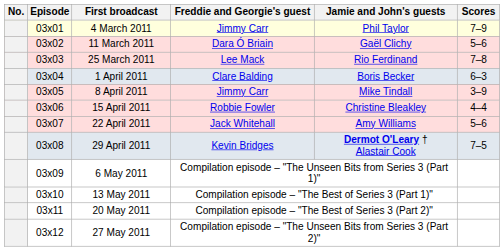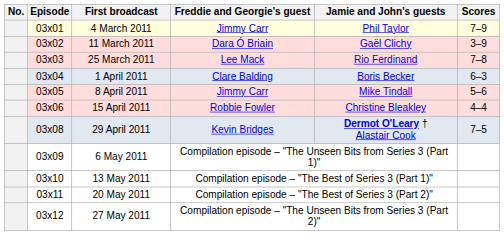(479, 44) 5–6 -> (479, 44) 3–9
(479, 92) 3–9 -> (479, 92) 5–6
- row: (121, 124)
